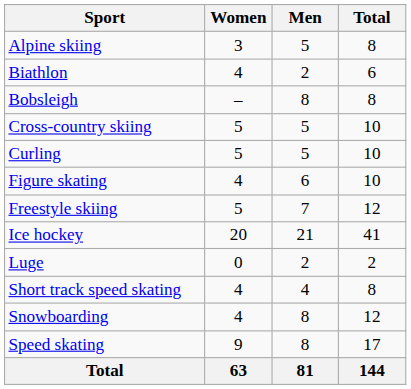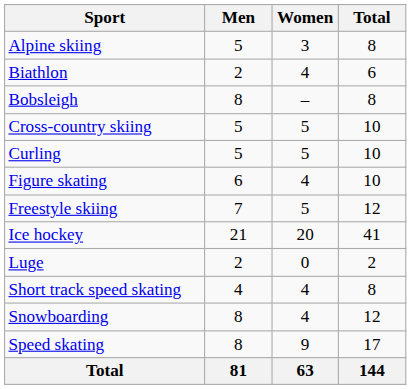columns swapped: (305, 18) <-> (238, 18)
